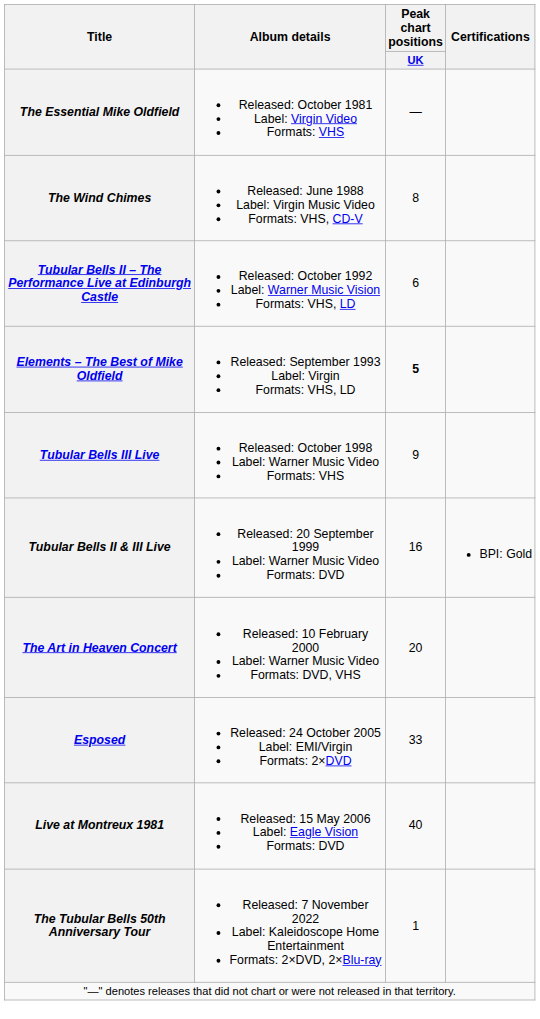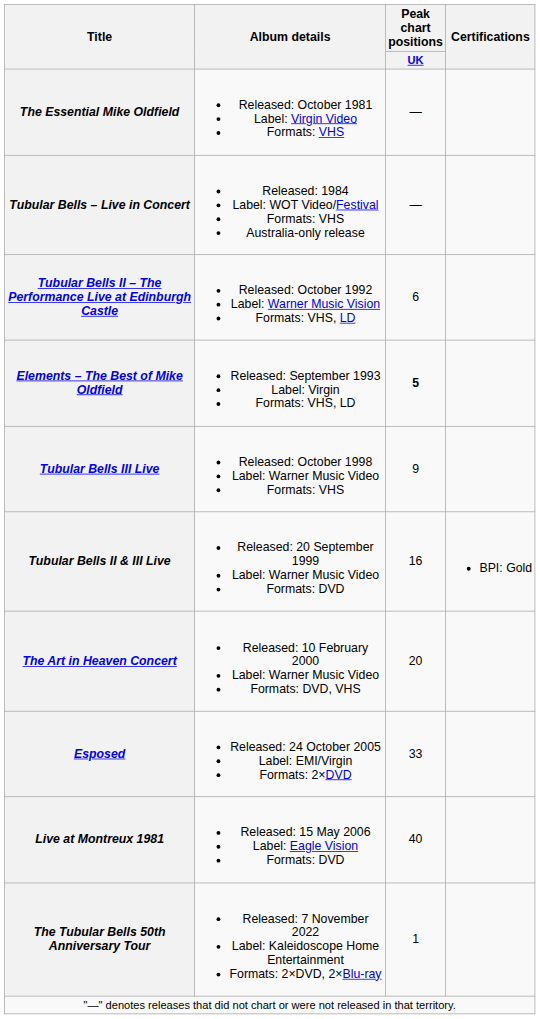+ row: (100, 204)
- row: (100, 197)
